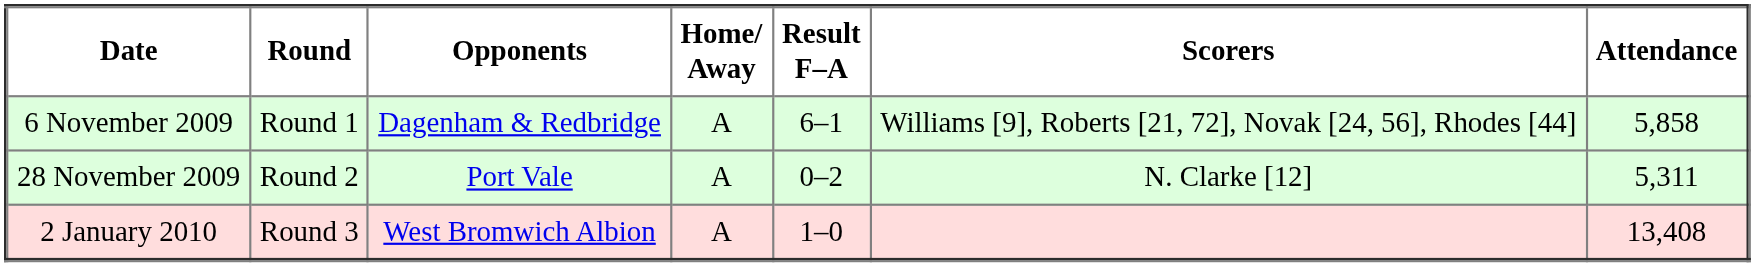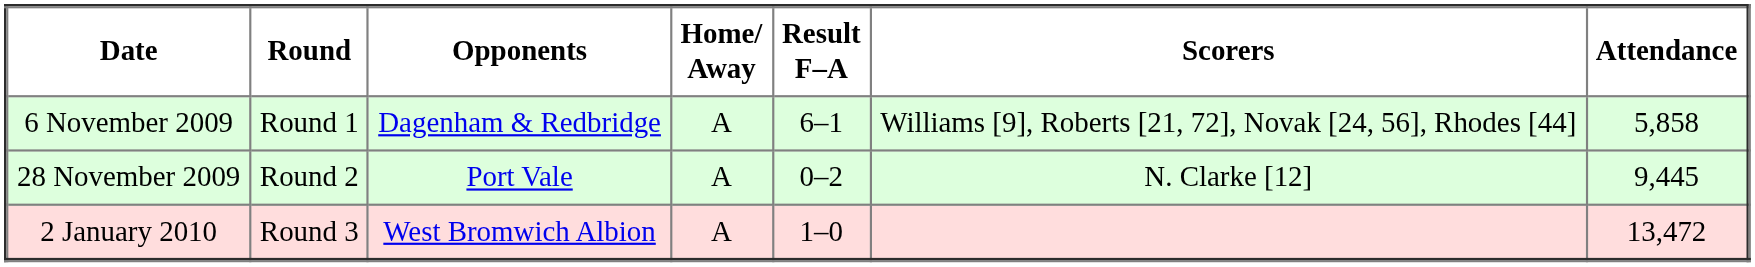(1667, 177) 5,311 -> (1667, 177) 9,445
(1667, 231) 13,408 -> (1667, 231) 13,472
